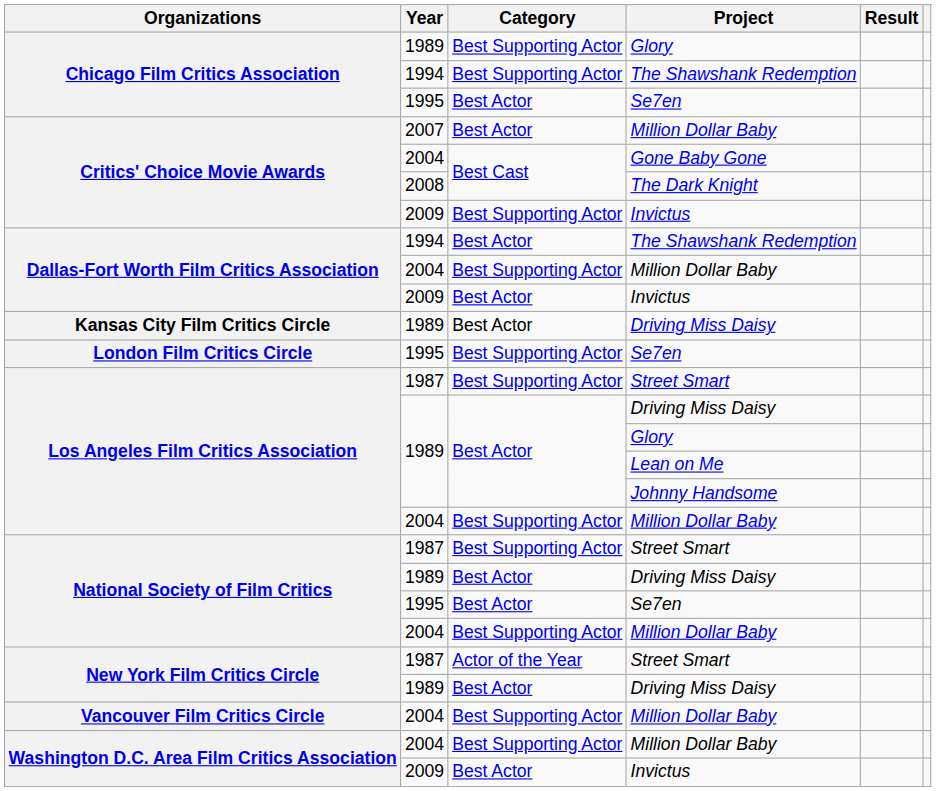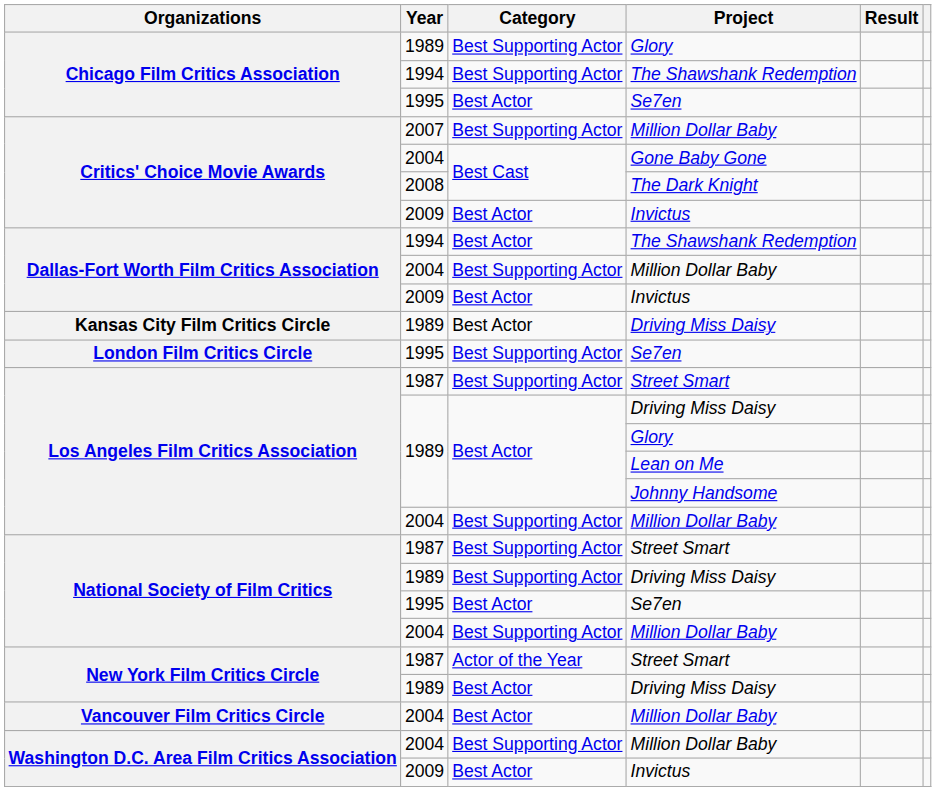(492, 130) Best Actor -> (537, 130) Best Supporting Actor
(537, 213) Best Supporting Actor -> (492, 213) Best Actor
(492, 576) Best Actor -> (537, 576) Best Supporting Actor
(537, 716) Best Supporting Actor -> (492, 716) Best Actor
